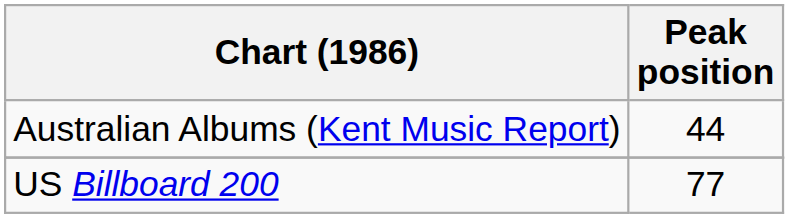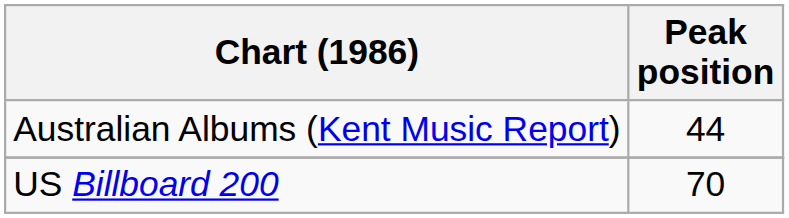(706, 184) 77 -> (706, 184) 70
